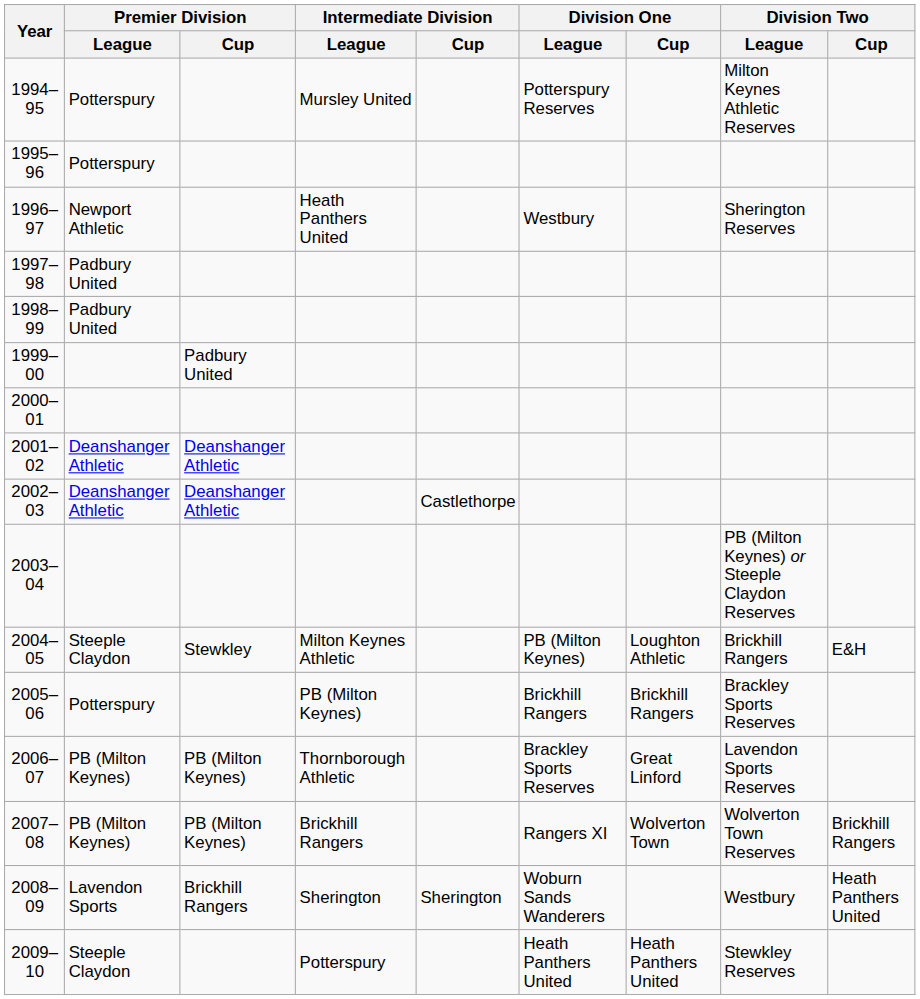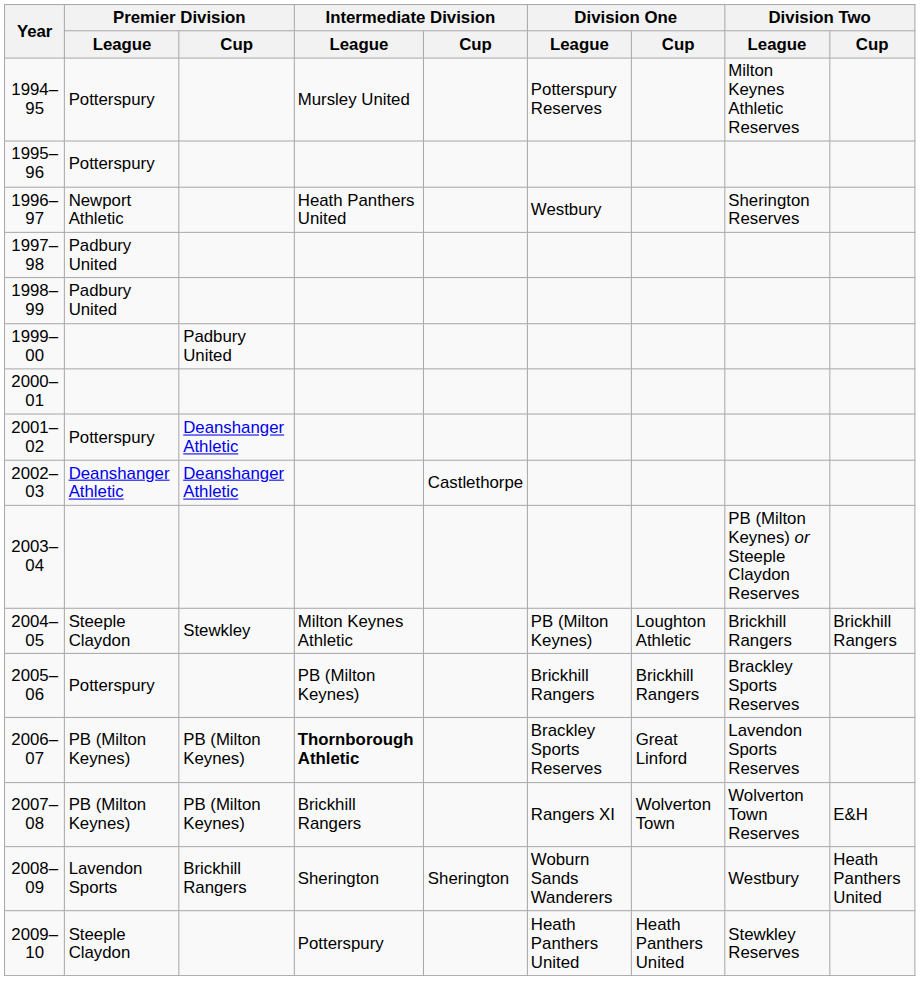(119, 456) Deanshanger Athletic -> (112, 437) Potterspury
(849, 649) E&H -> (865, 630) Brickhill Rangers
(352, 768) normal -> (356, 749) bold
(863, 833) Brickhill Rangers -> (851, 814) E&H
